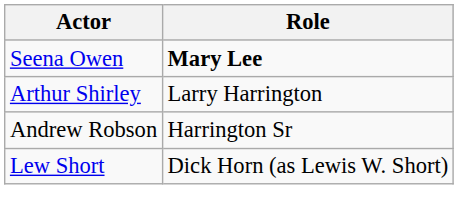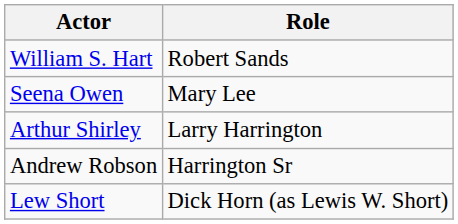+ row: (81, 58)
(215, 58) bold -> (212, 93) normal
